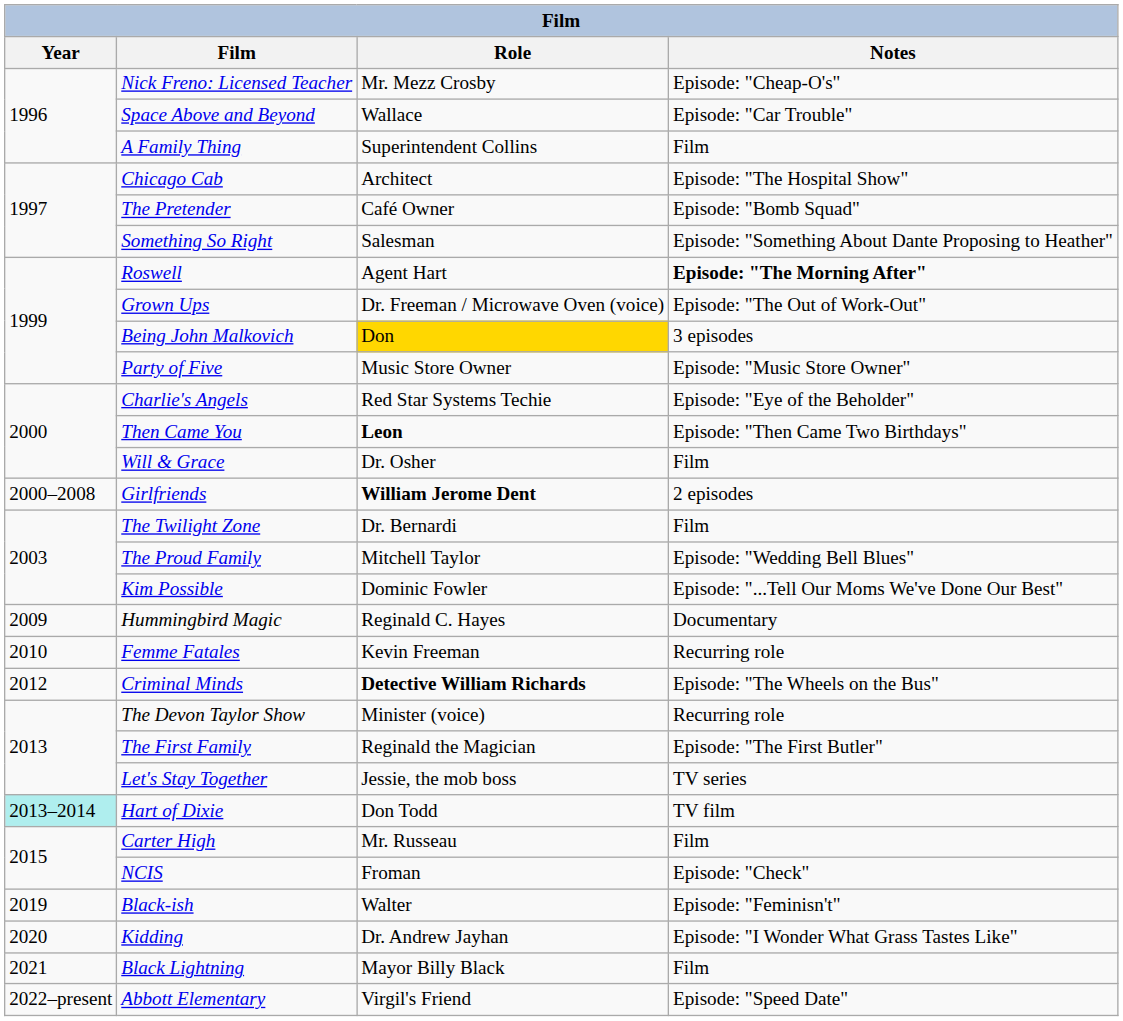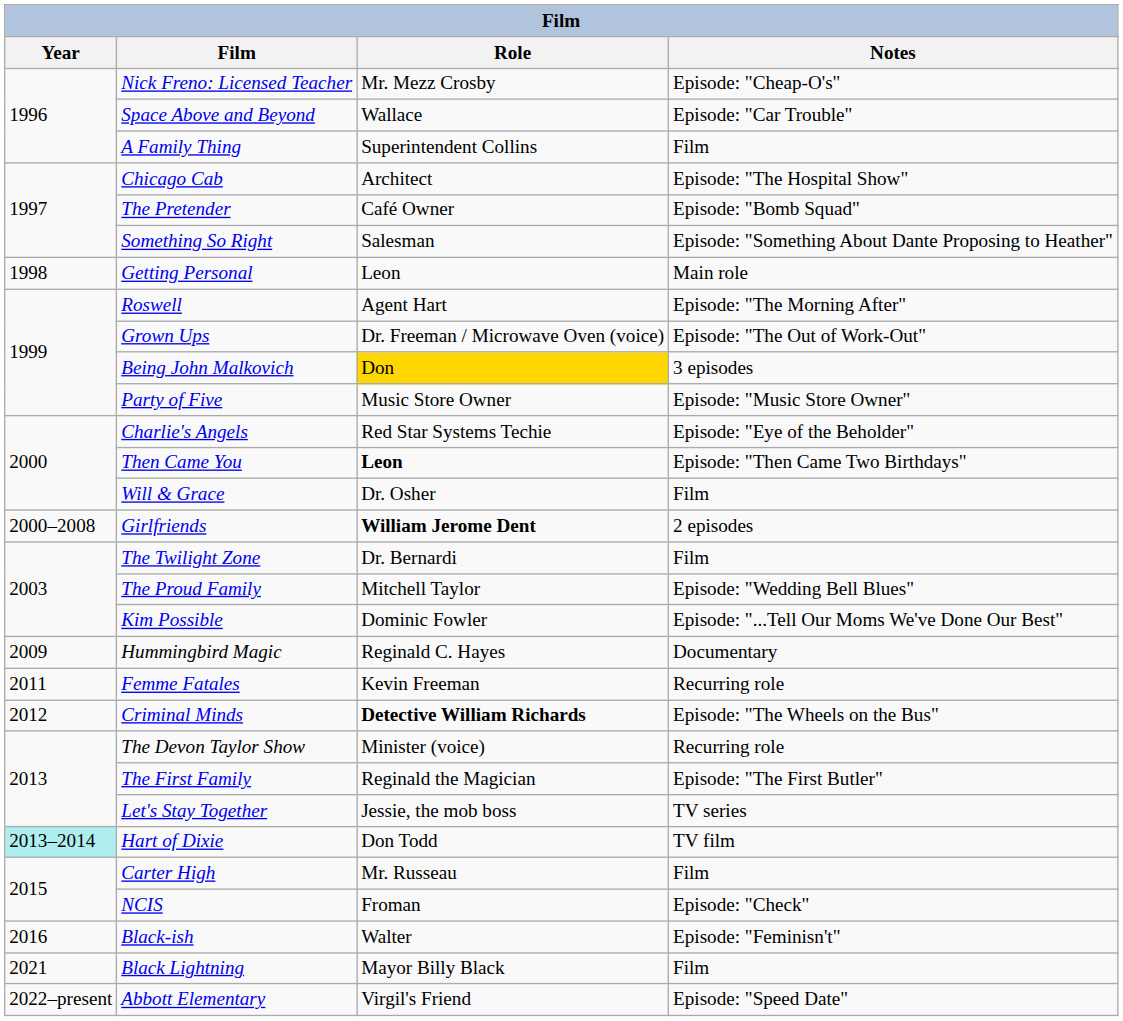+ row: (187, 273)
(800, 273) bold -> (790, 304) normal
(28, 652) 2010 -> (28, 684) 2011
(28, 905) 2019 -> (28, 936) 2016
- row: (152, 936)
